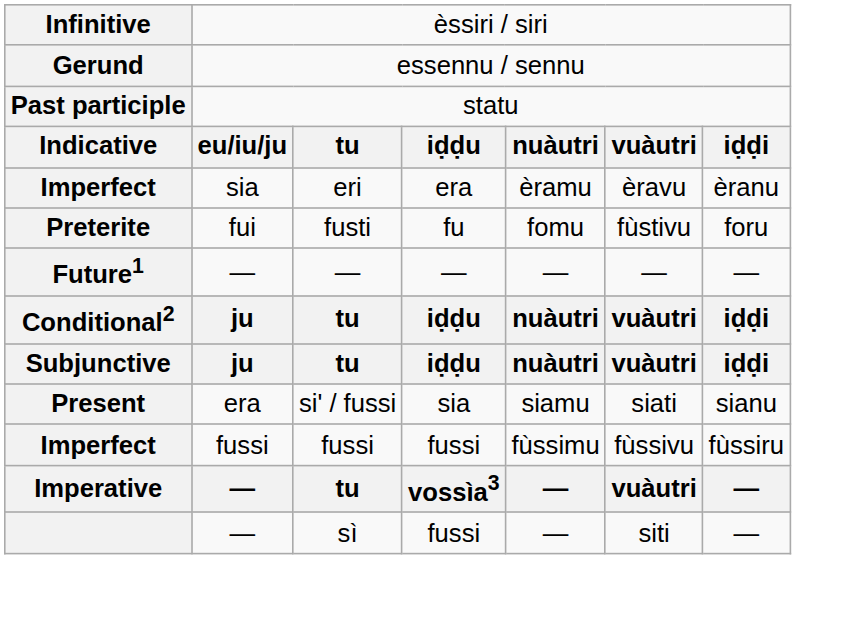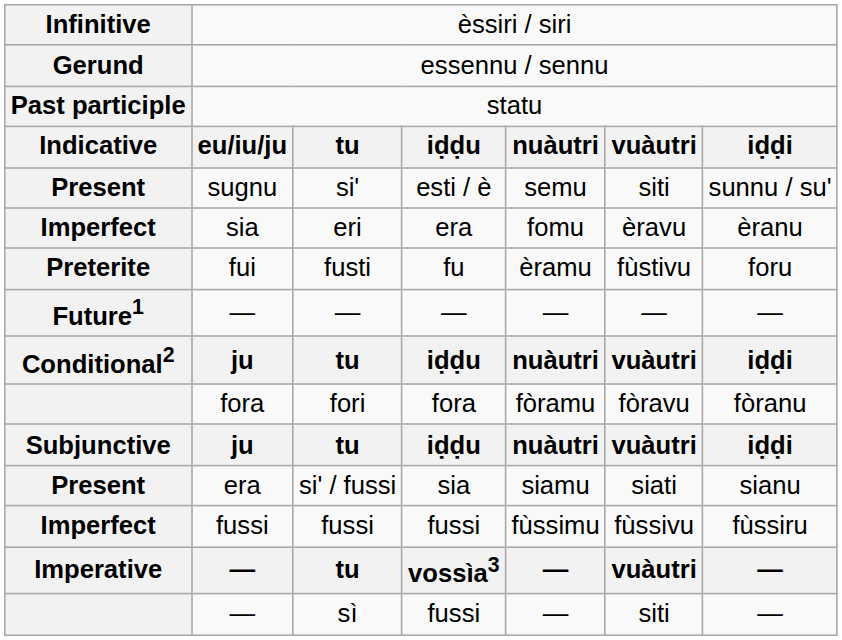+ row: (348, 187)
(556, 187) èramu -> (556, 227) fomu
(556, 227) fomu -> (556, 268) èramu
+ row: (348, 404)
